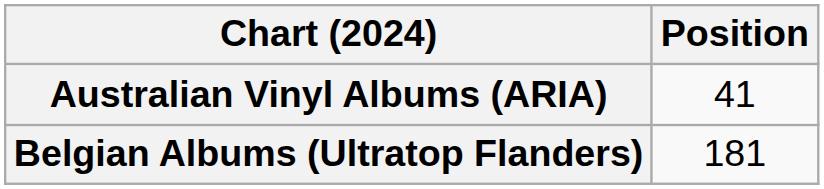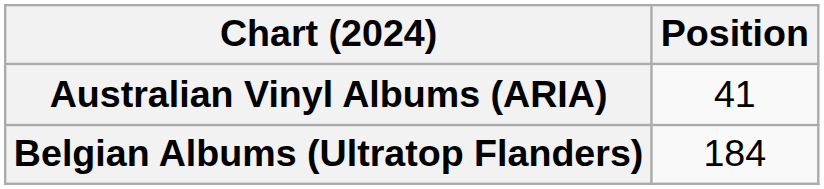(735, 153) 181 -> (735, 153) 184
